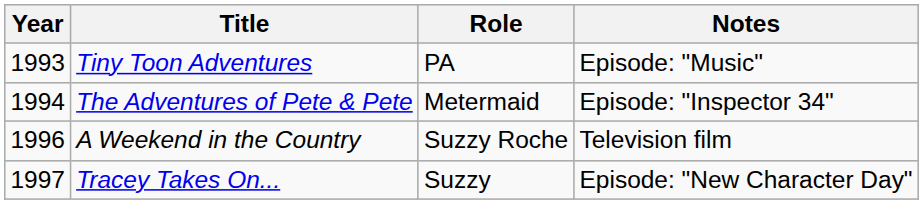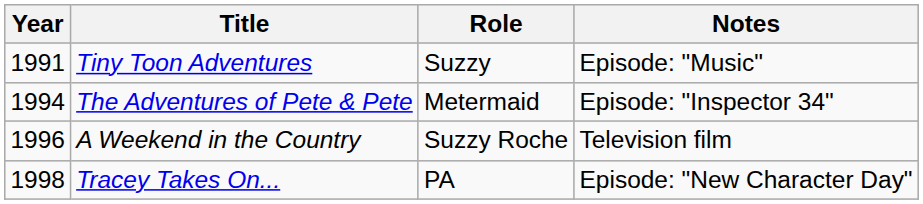(38, 62) 1993 -> (38, 62) 1991
(439, 62) PA -> (457, 62) Suzzy
(38, 179) 1997 -> (38, 179) 1998
(457, 179) Suzzy -> (439, 179) PA
